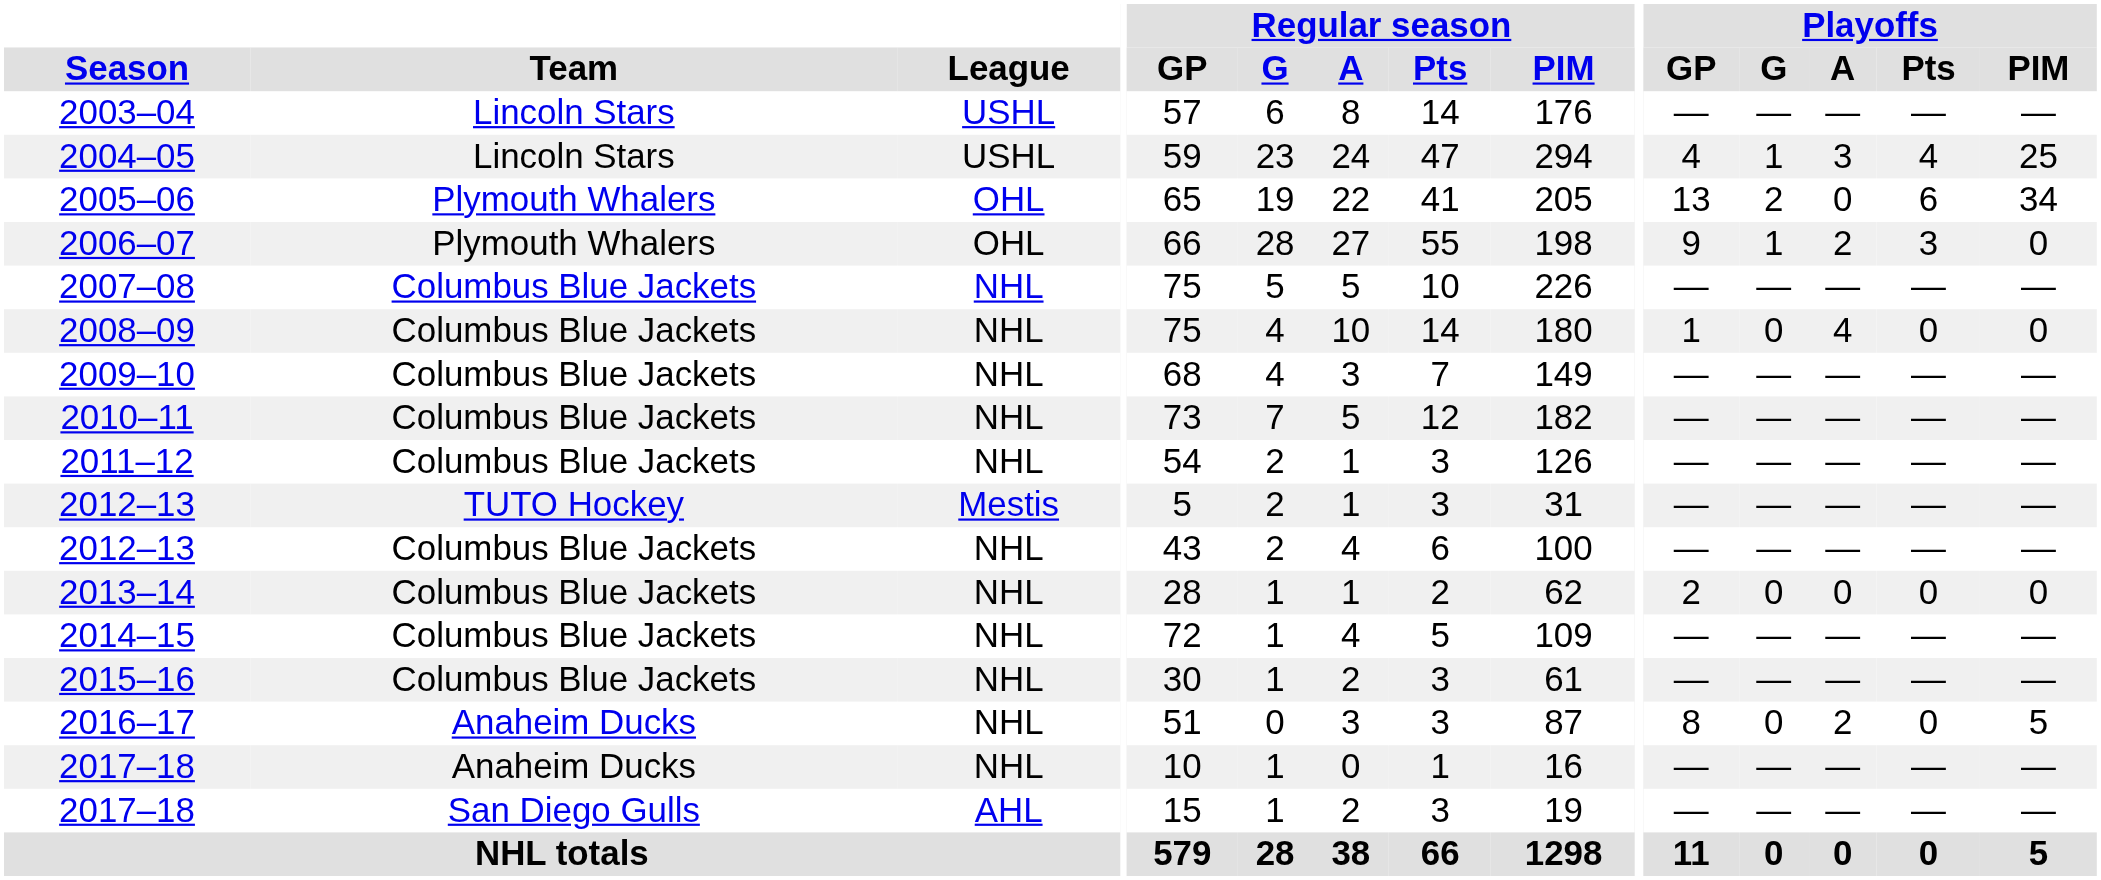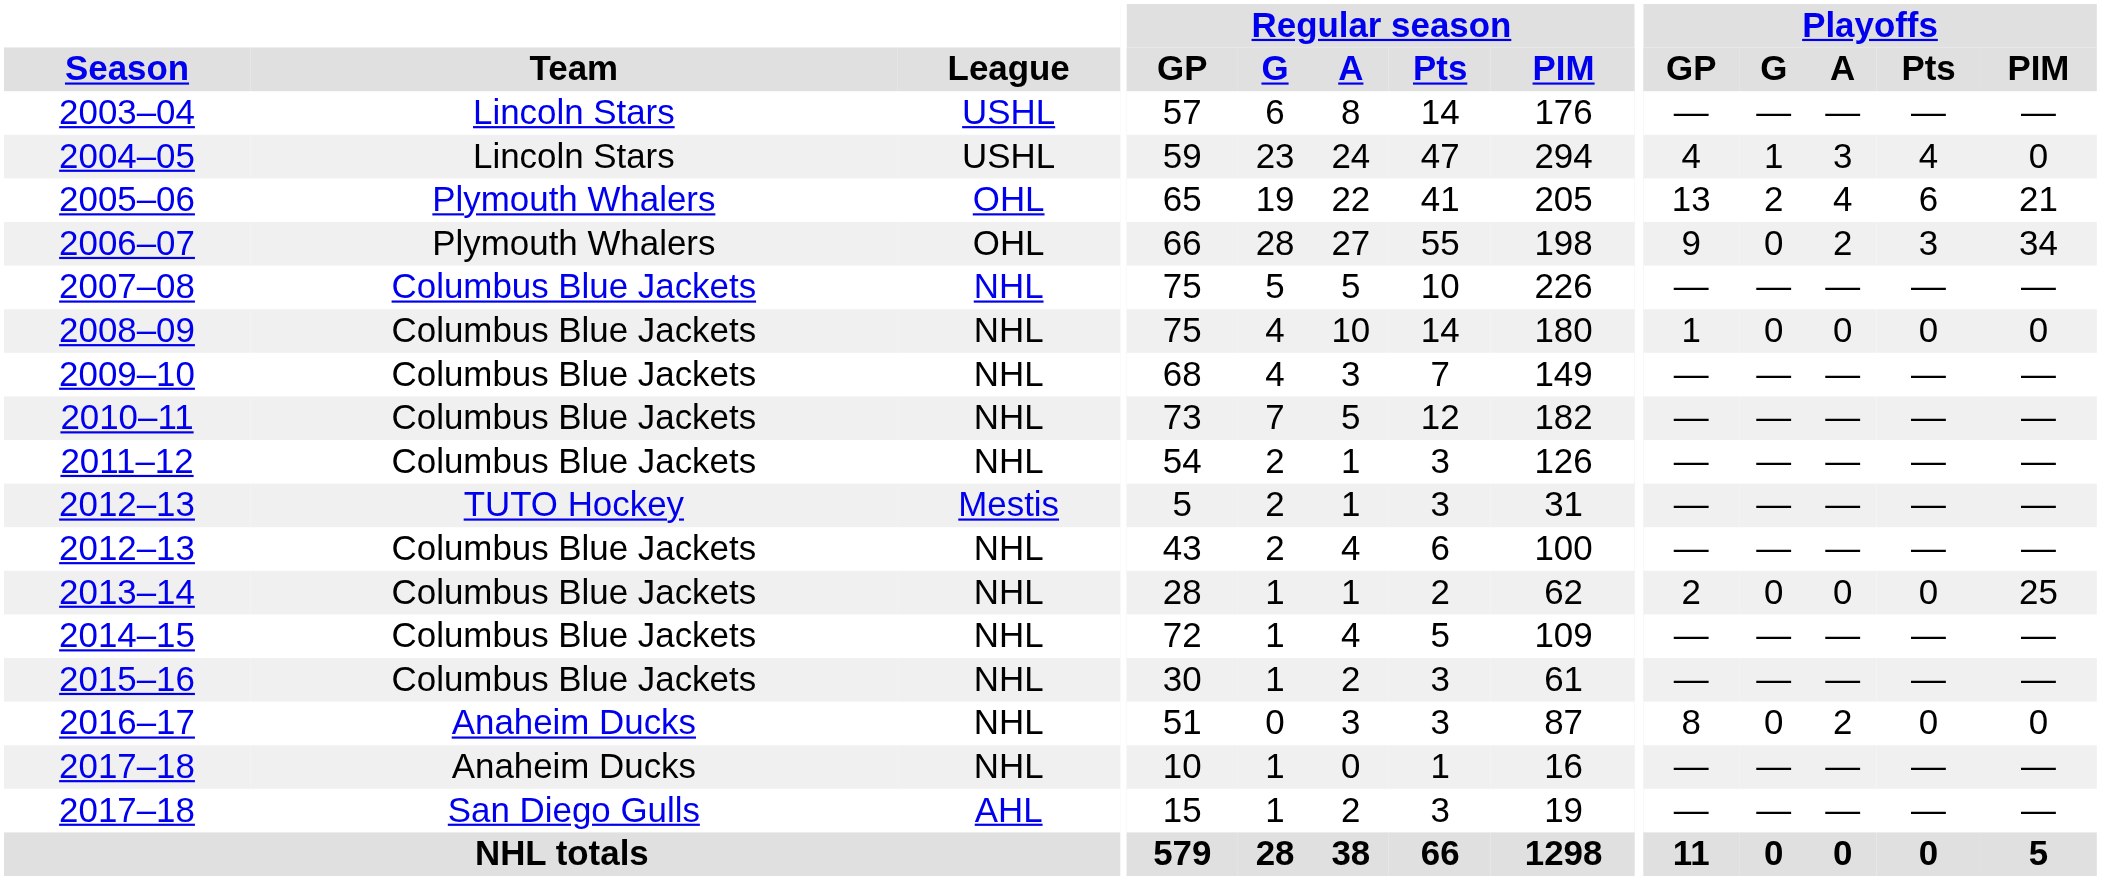(2038, 156) 25 -> (2038, 156) 0
(1843, 199) 0 -> (1843, 199) 4
(2038, 199) 34 -> (2038, 199) 21
(1774, 243) 1 -> (1774, 243) 0
(2038, 243) 0 -> (2038, 243) 34
(1843, 330) 4 -> (1843, 330) 0
(2038, 592) 0 -> (2038, 592) 25
(2038, 722) 5 -> (2038, 722) 0
